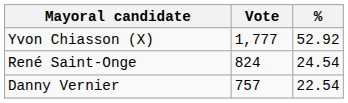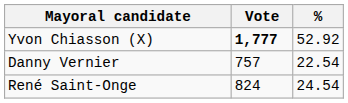(256, 40) normal -> (256, 40) bold
rows swapped: (72, 63) <-> (64, 86)
